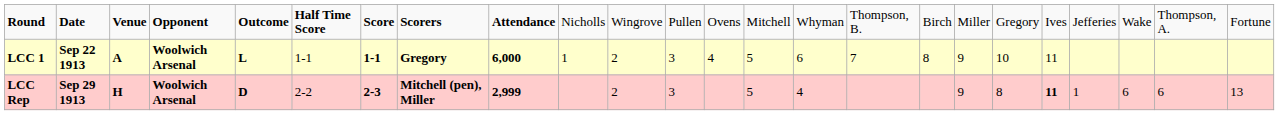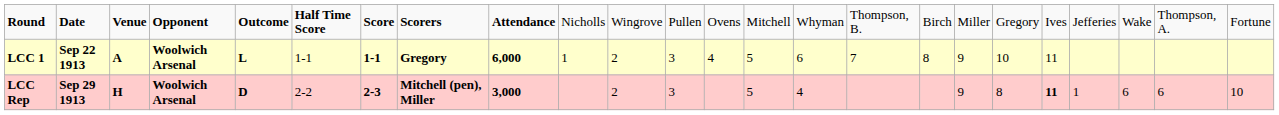(507, 92) 2,999 -> (507, 92) 3,000
(1237, 92) 13 -> (1237, 92) 10
